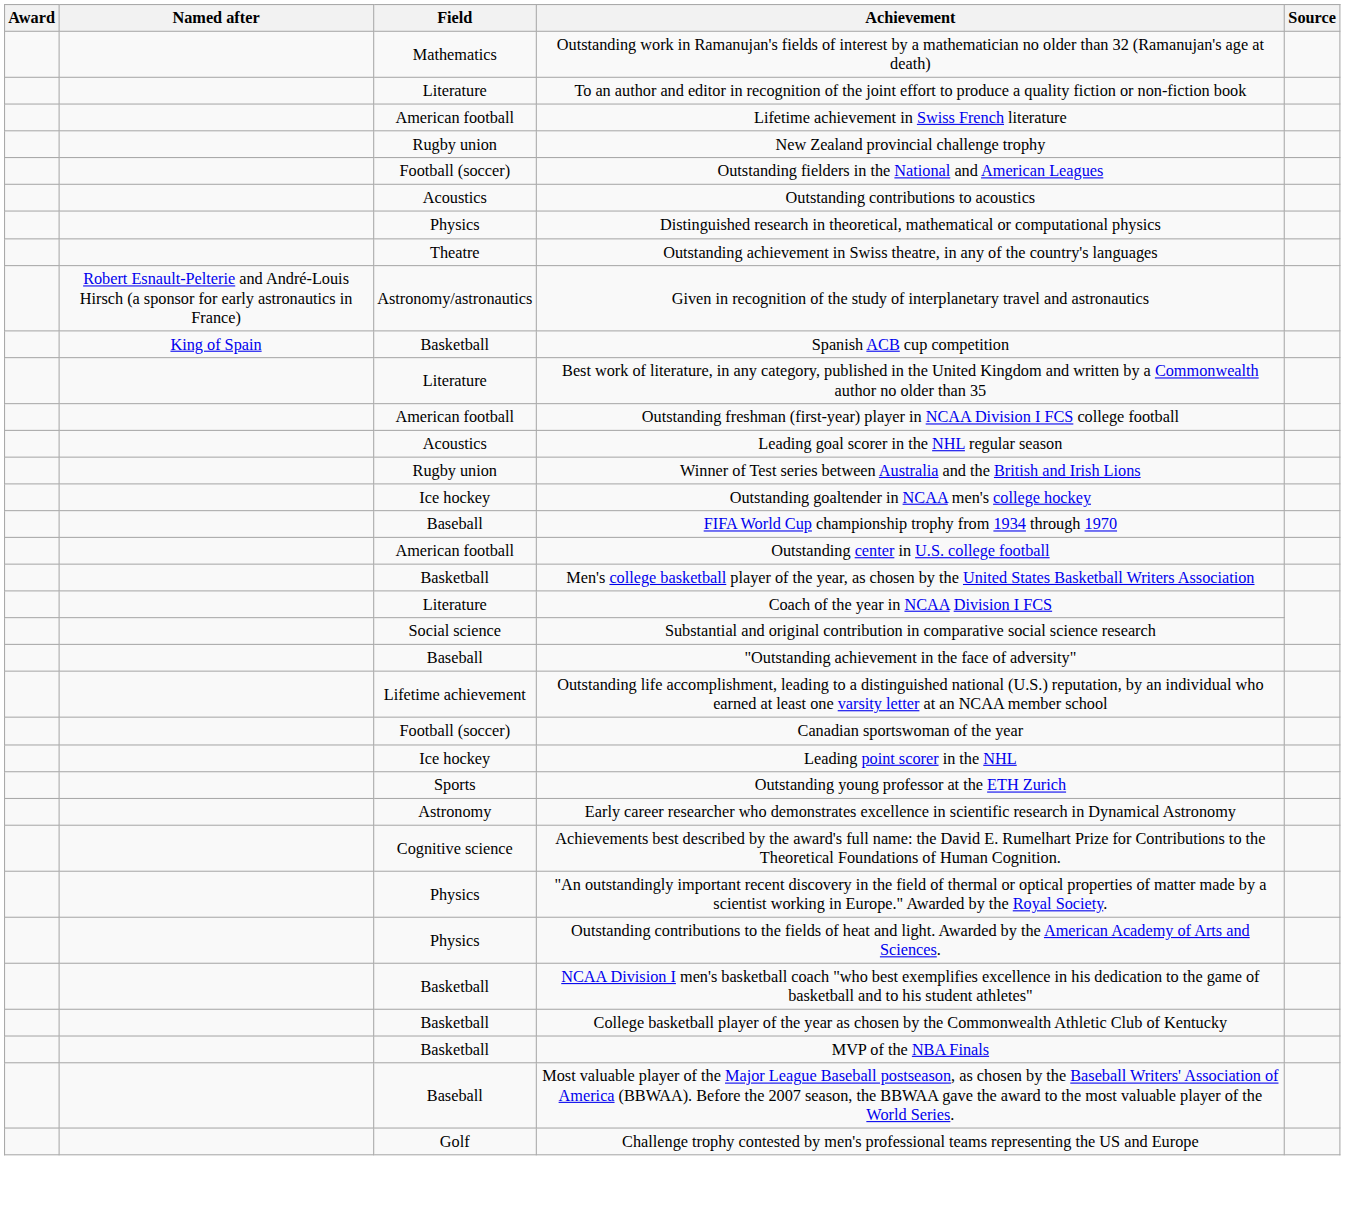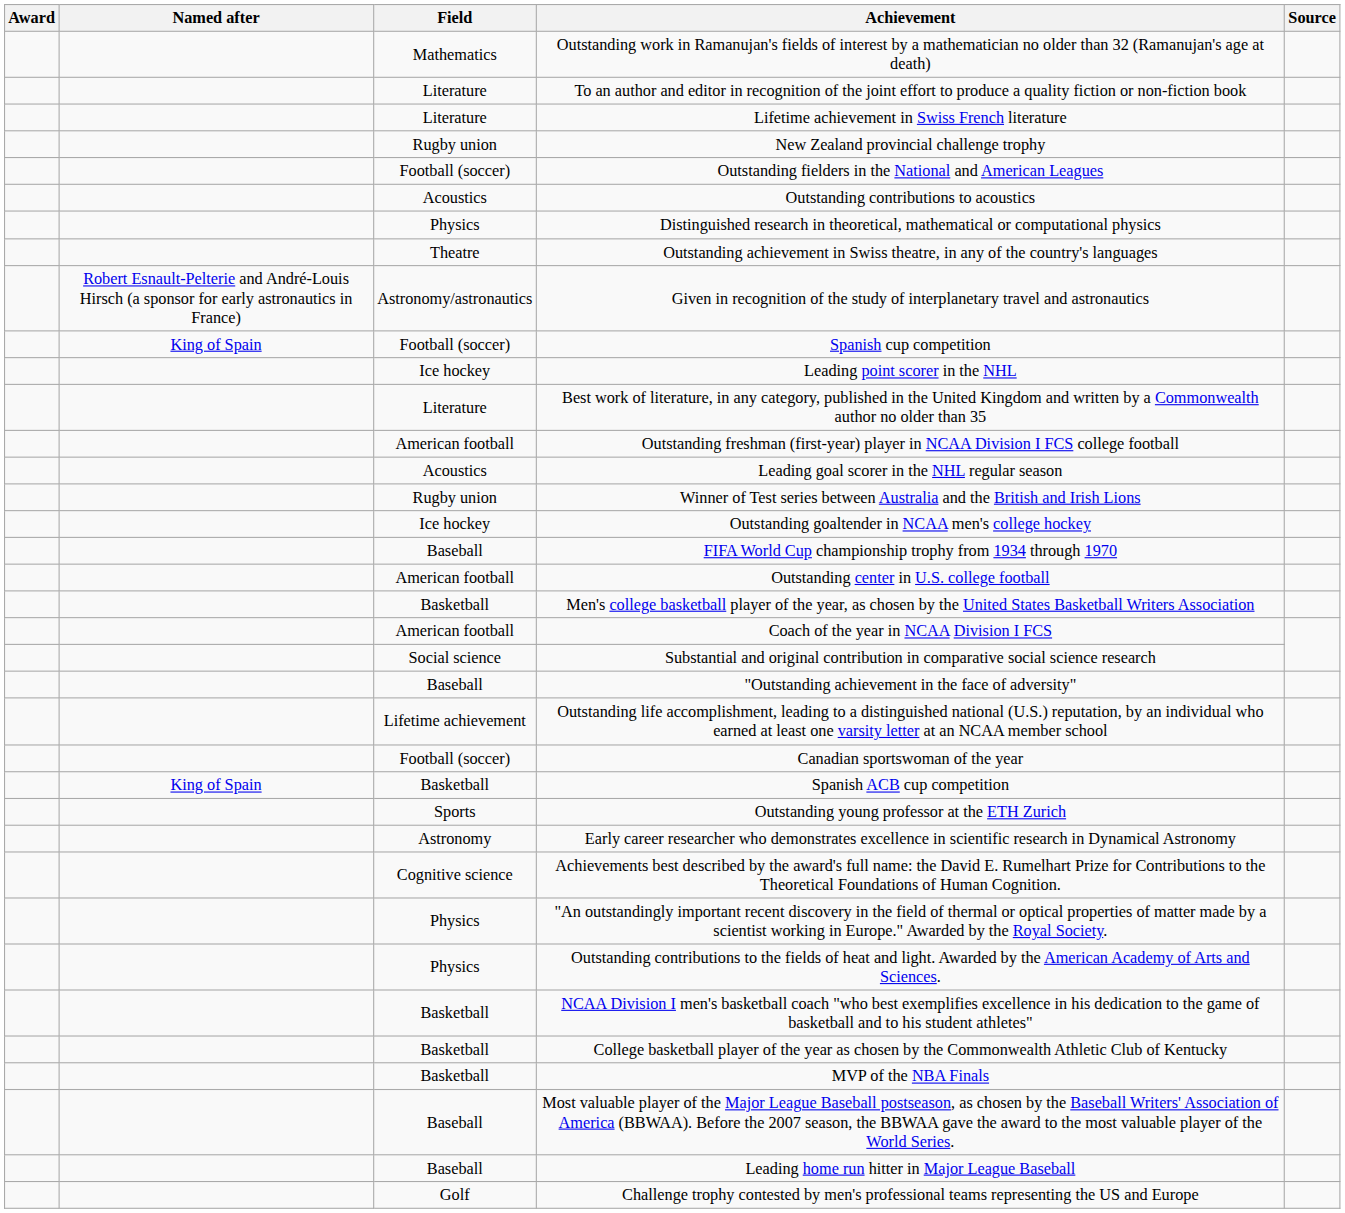(455, 117) American football -> (455, 117) Literature
+ row: (910, 344)
rows swapped: (910, 344) <-> (910, 758)
(455, 604) Literature -> (455, 631) American football
+ row: (910, 1168)
